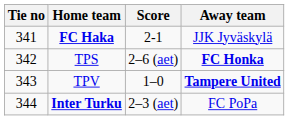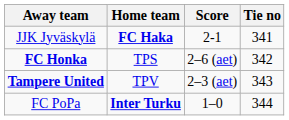columns swapped: (26, 15) <-> (233, 15)
(153, 81) 1–0 -> (212, 81) 2–3 (aet)
(153, 103) 2–3 (aet) -> (212, 103) 1–0
